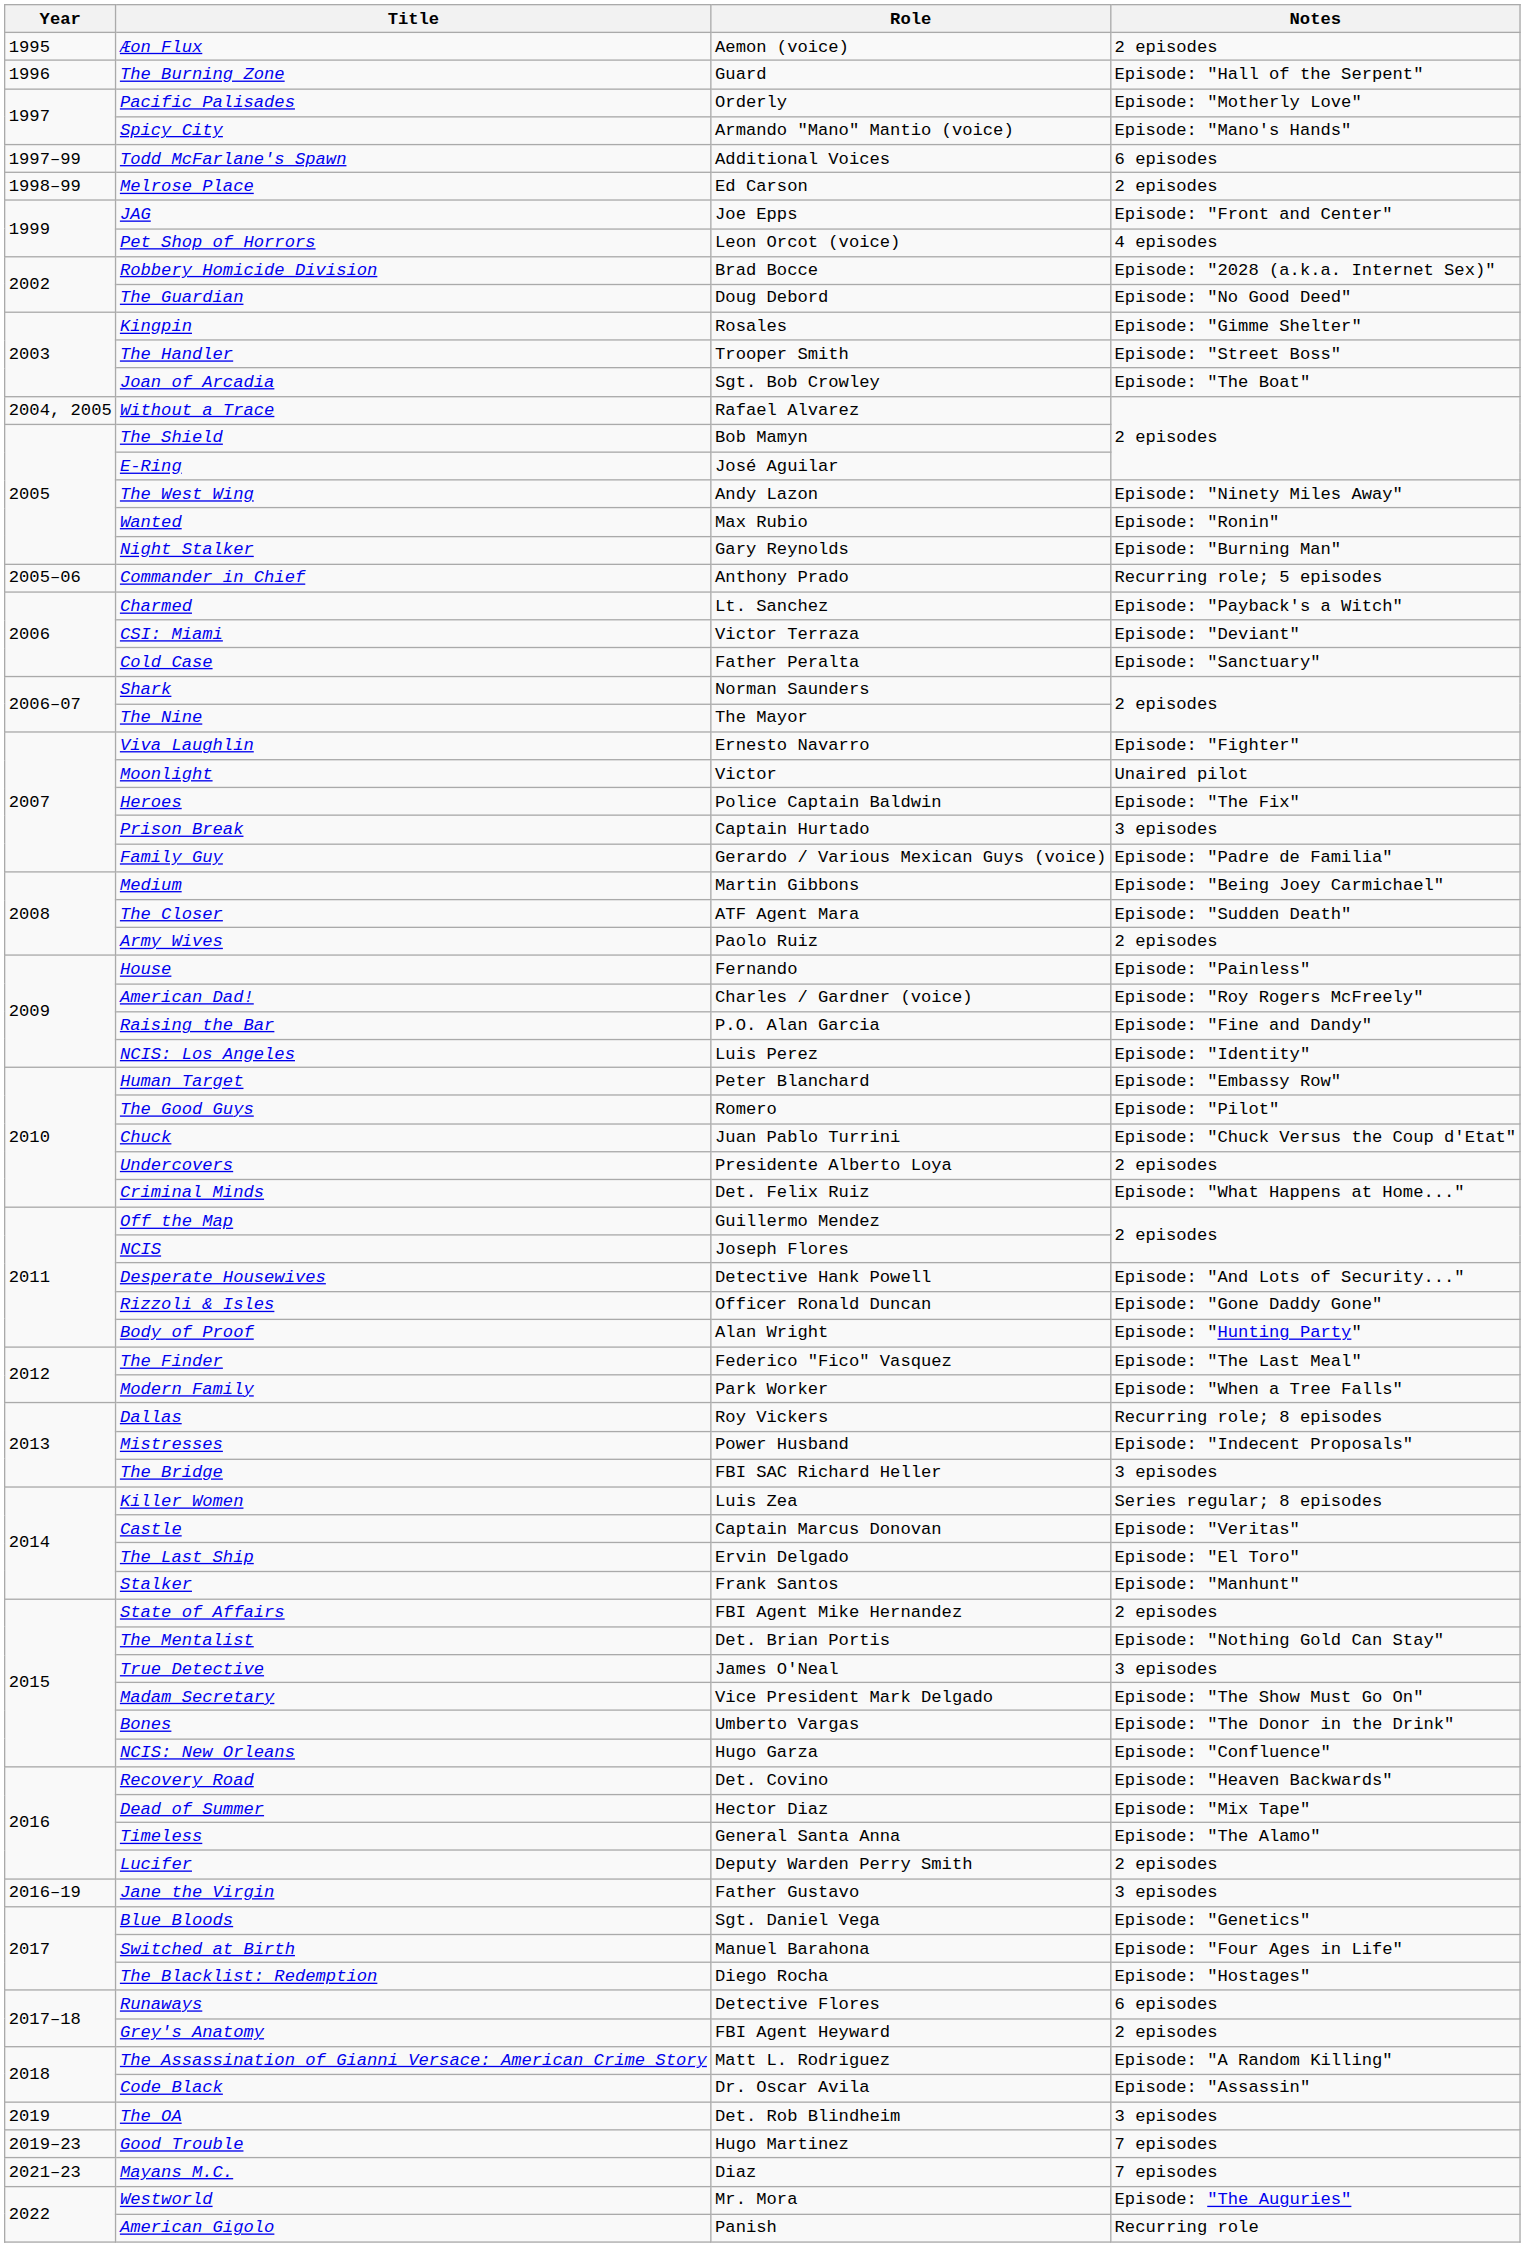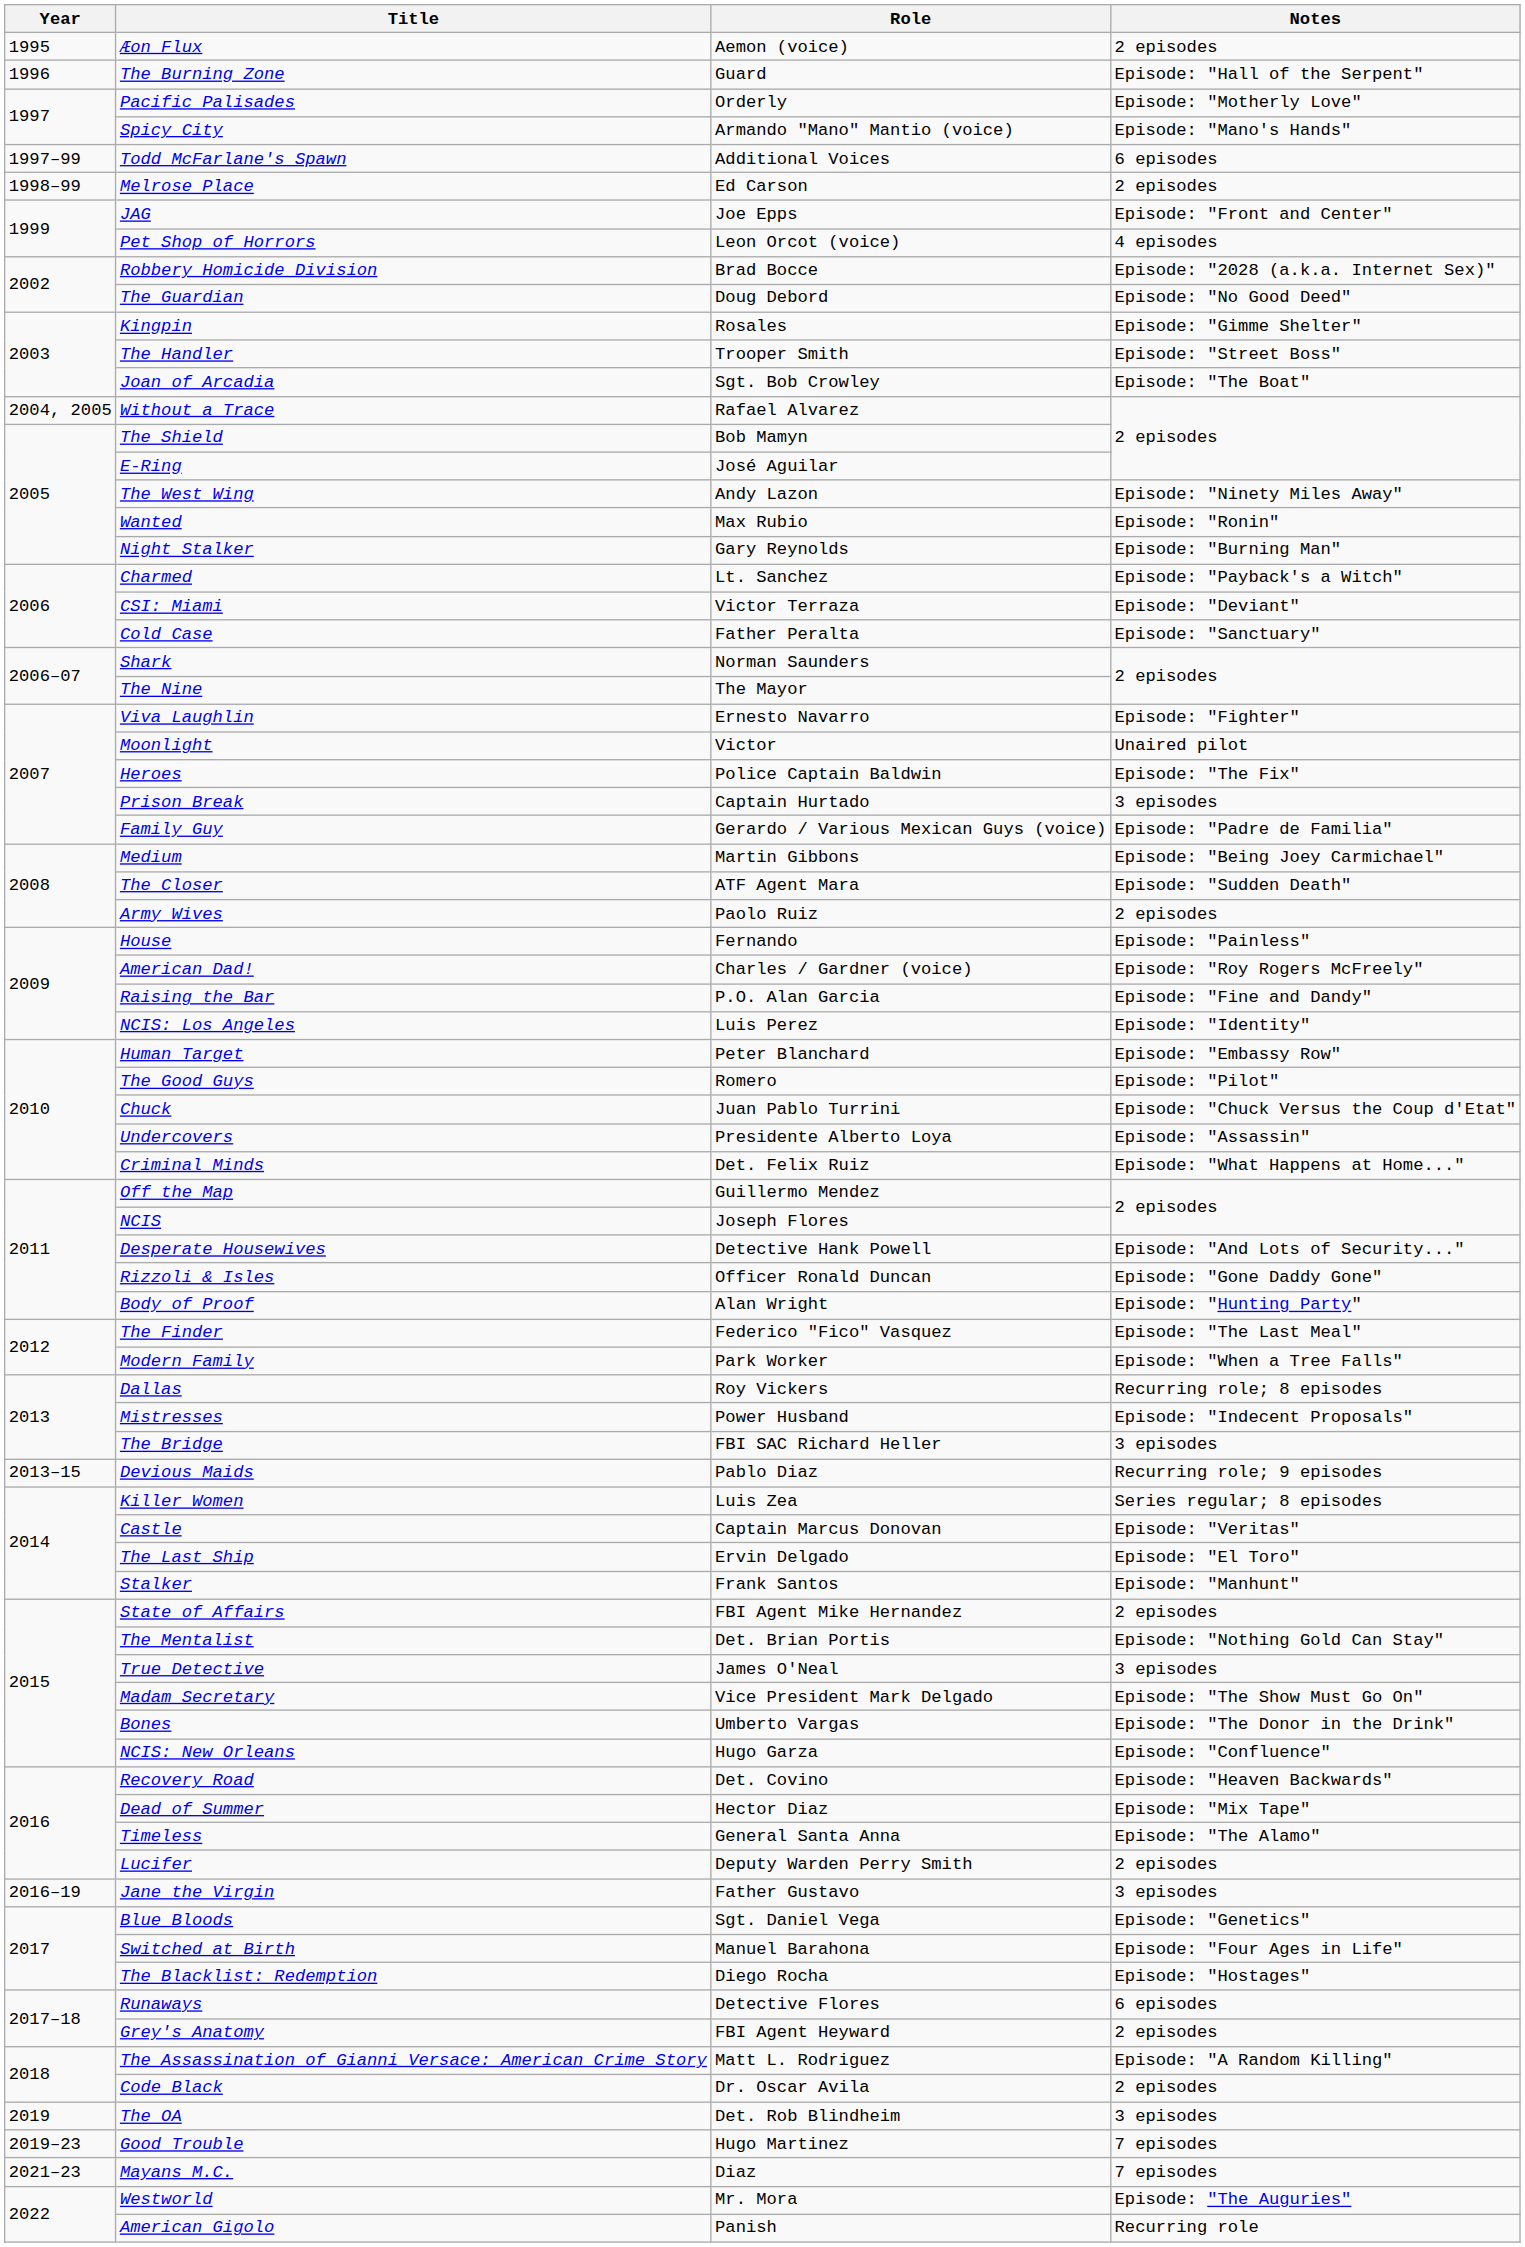- row: (213, 578)
(1166, 1165) 2 episodes -> (1212, 1137) Episode: "Assassin"
+ row: (187, 1473)
(1212, 2088) Episode: "Assassin" -> (1166, 2088) 2 episodes
